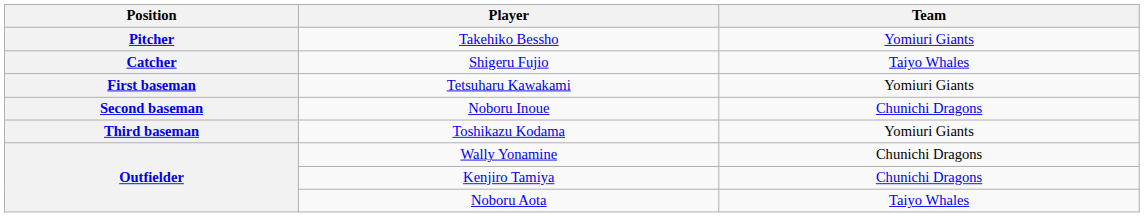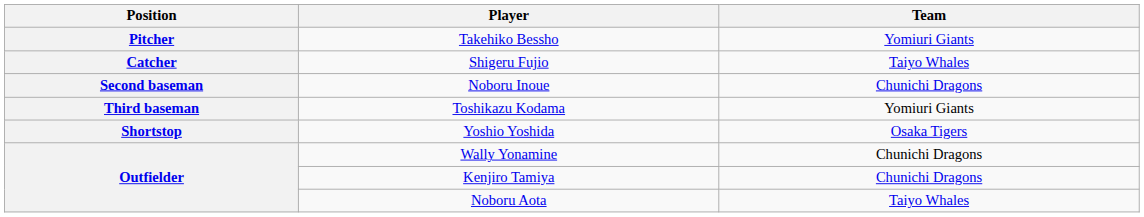- row: (509, 85)
+ row: (509, 131)
